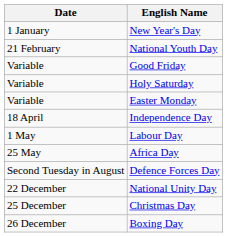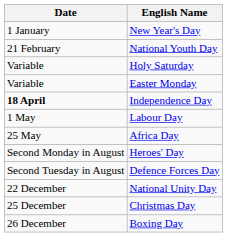- row: (158, 65)
(25, 118) normal -> (26, 100) bold
+ row: (157, 153)
